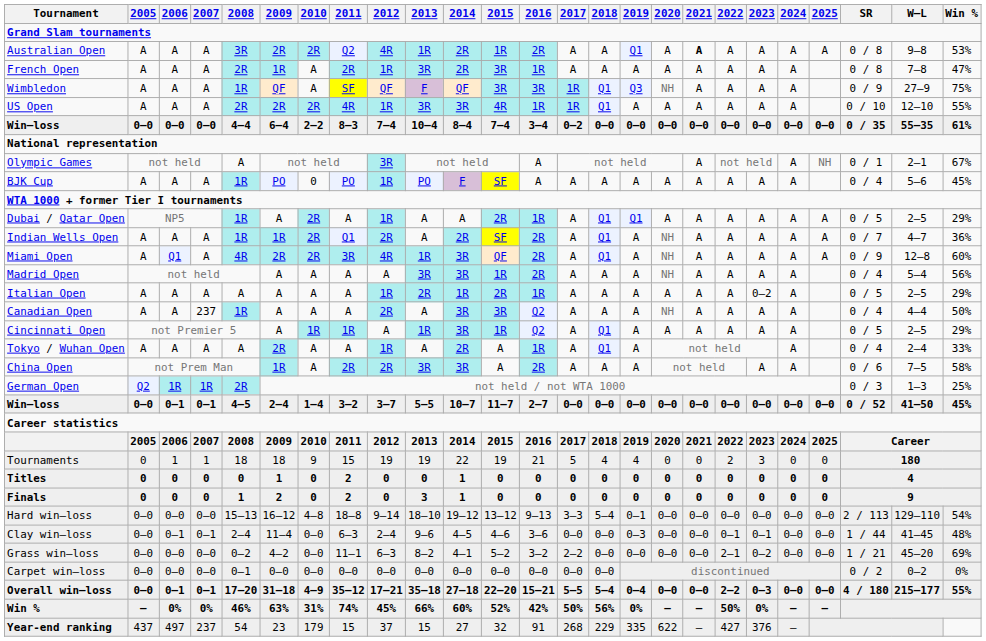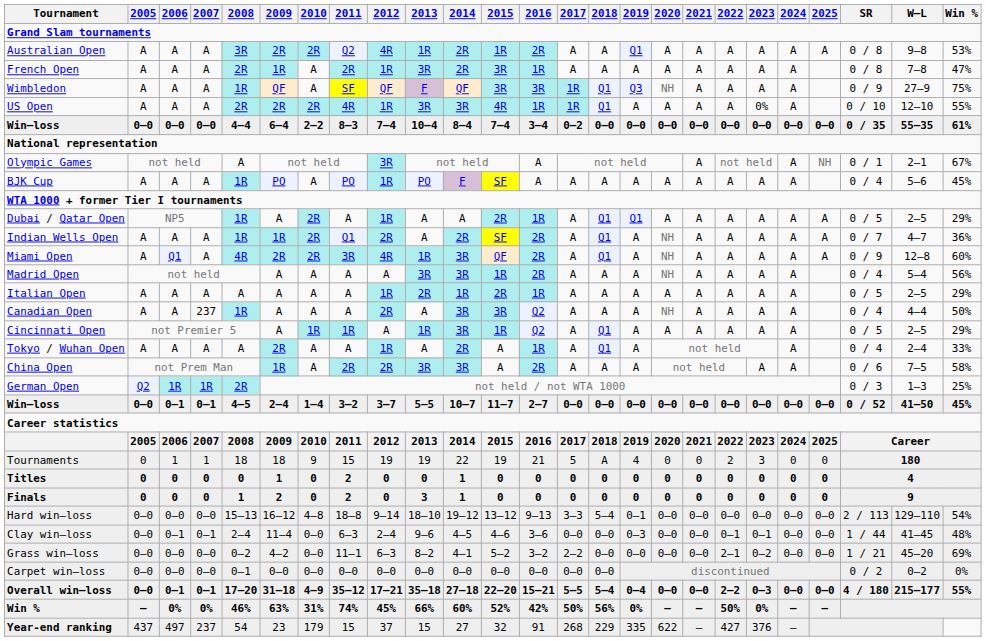(699, 51) bold -> (699, 51) normal
(762, 107) A -> (762, 107) 0%
(314, 181) 0 -> (314, 181) A
(762, 293) 0–2 -> (762, 293) A
(605, 460) 4 -> (605, 460) A
